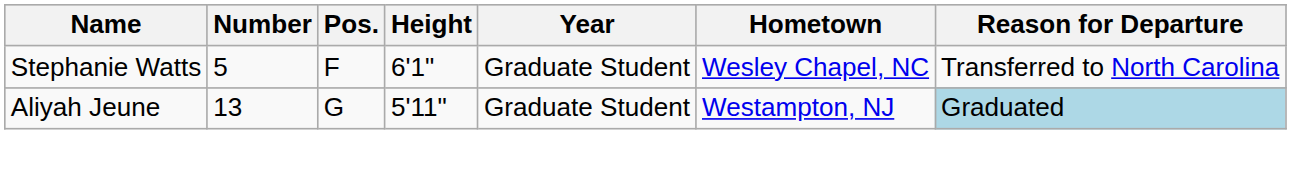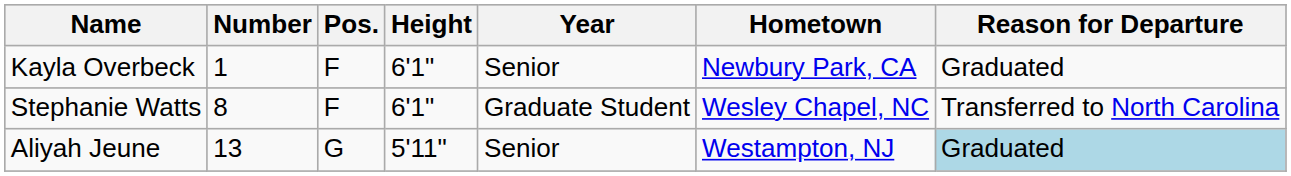+ row: (103, 66)
(221, 66) 5 -> (221, 107) 8
(587, 107) Graduate Student -> (522, 149) Senior
